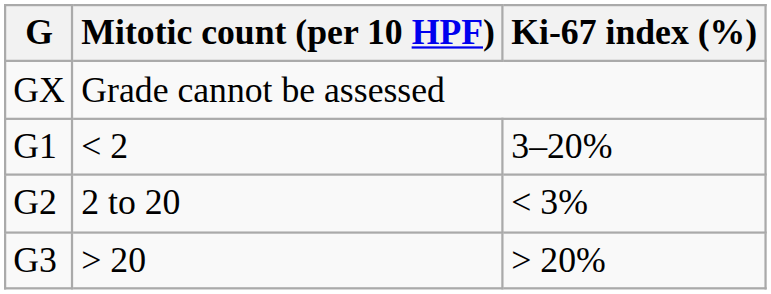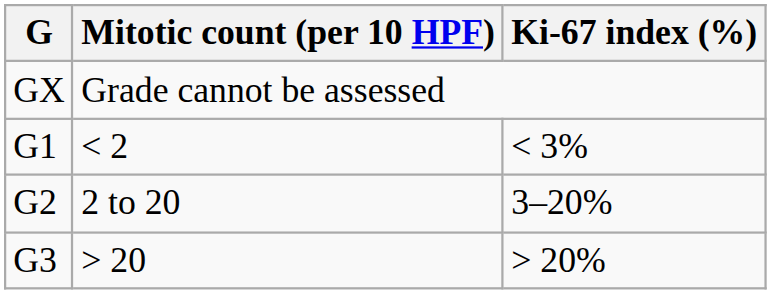(562, 145) 3–20% -> (550, 145) < 3%
(550, 202) < 3% -> (562, 202) 3–20%
